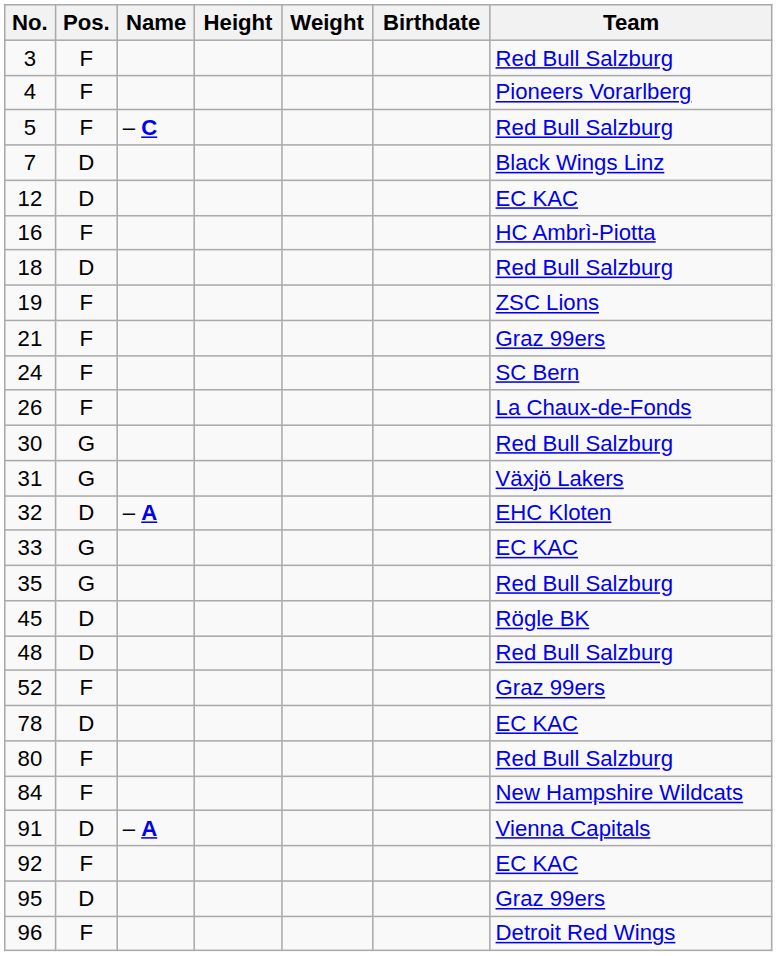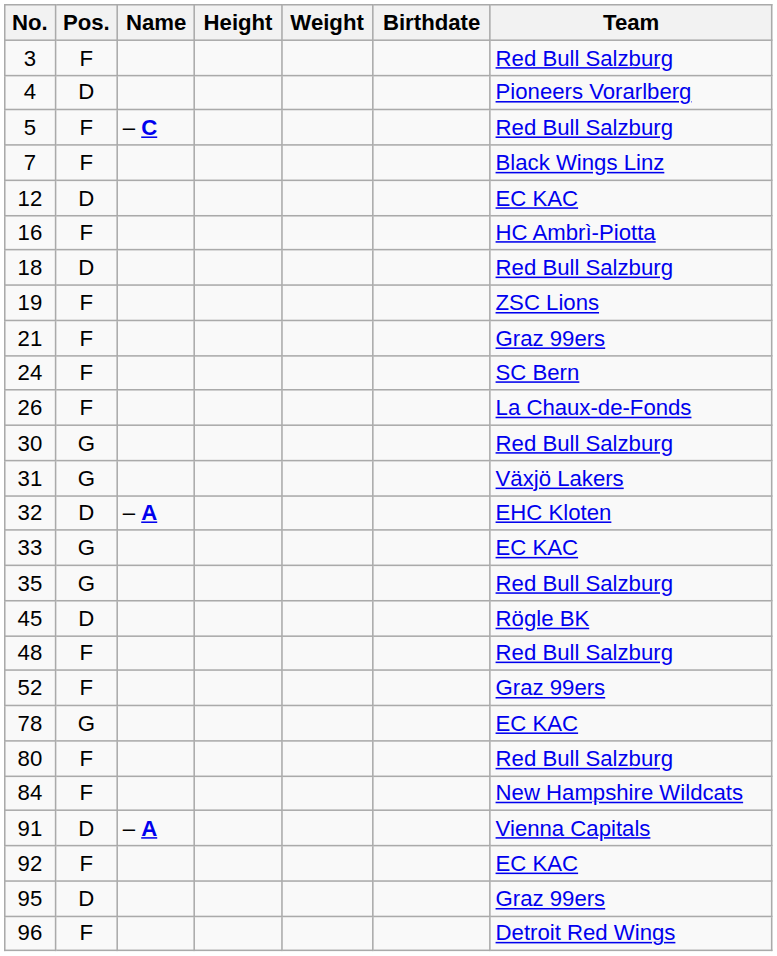(86, 93) F -> (86, 93) D
(86, 163) D -> (86, 163) F
(86, 653) D -> (86, 653) F
(86, 723) D -> (86, 723) G
